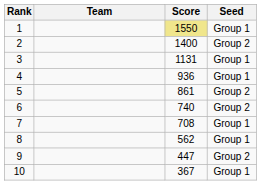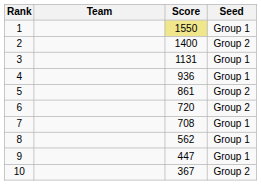(186, 108) 740 -> (186, 108) 720
(232, 156) Group 2 -> (232, 156) Group 1
(232, 172) Group 1 -> (232, 172) Group 2
